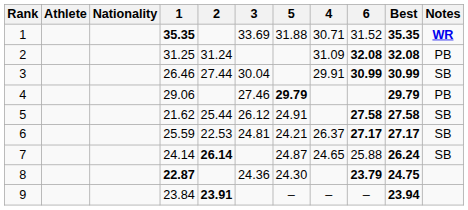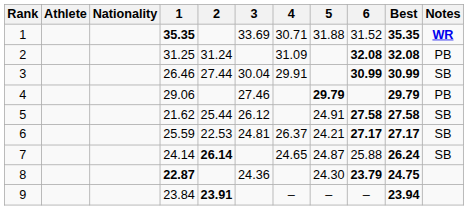columns swapped: (329, 14) <-> (291, 14)
